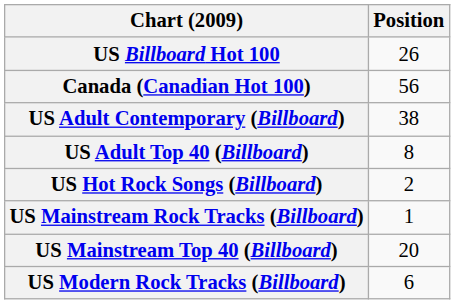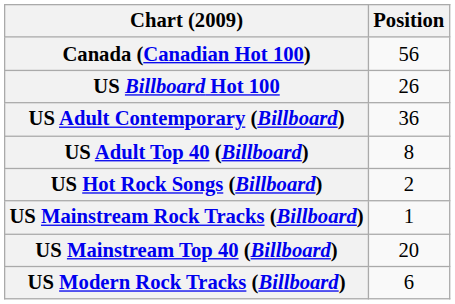rows swapped: (187, 86) <-> (187, 53)
(409, 119) 38 -> (409, 119) 36
